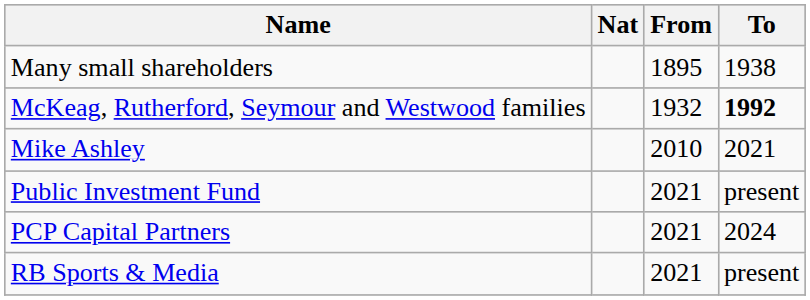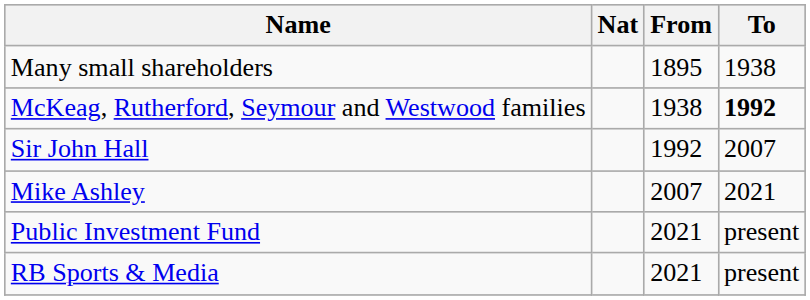(676, 107) 1932 -> (676, 107) 1938
+ row: (80, 149)
(676, 149) 2010 -> (676, 190) 2007
- row: (120, 231)
